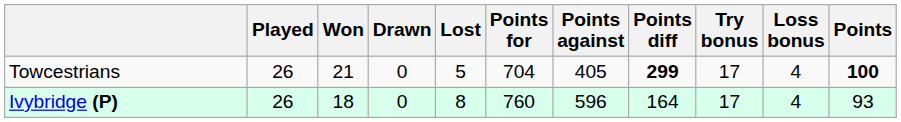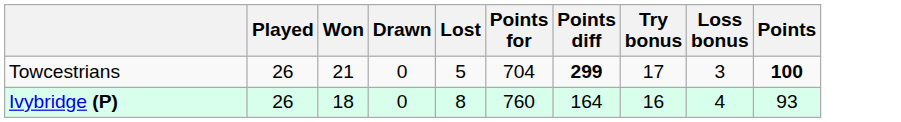- column: (591, 30)
(796, 71) 4 -> (720, 71) 3
(730, 102) 17 -> (653, 102) 16
